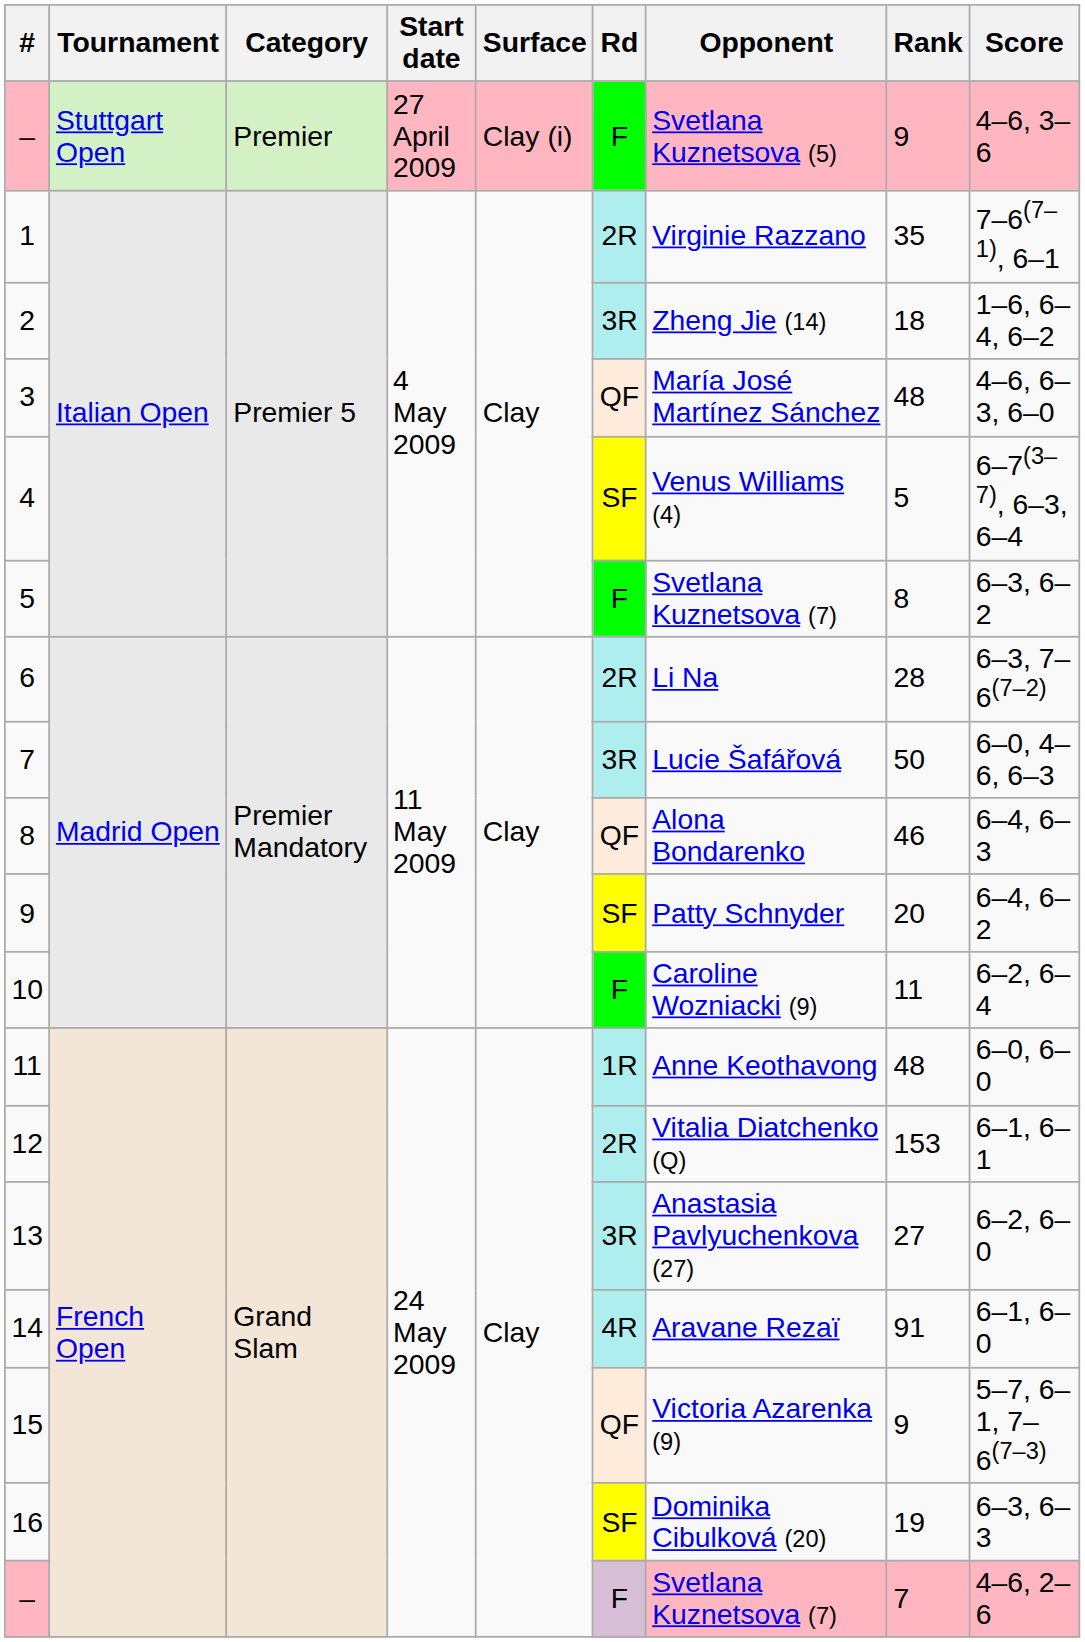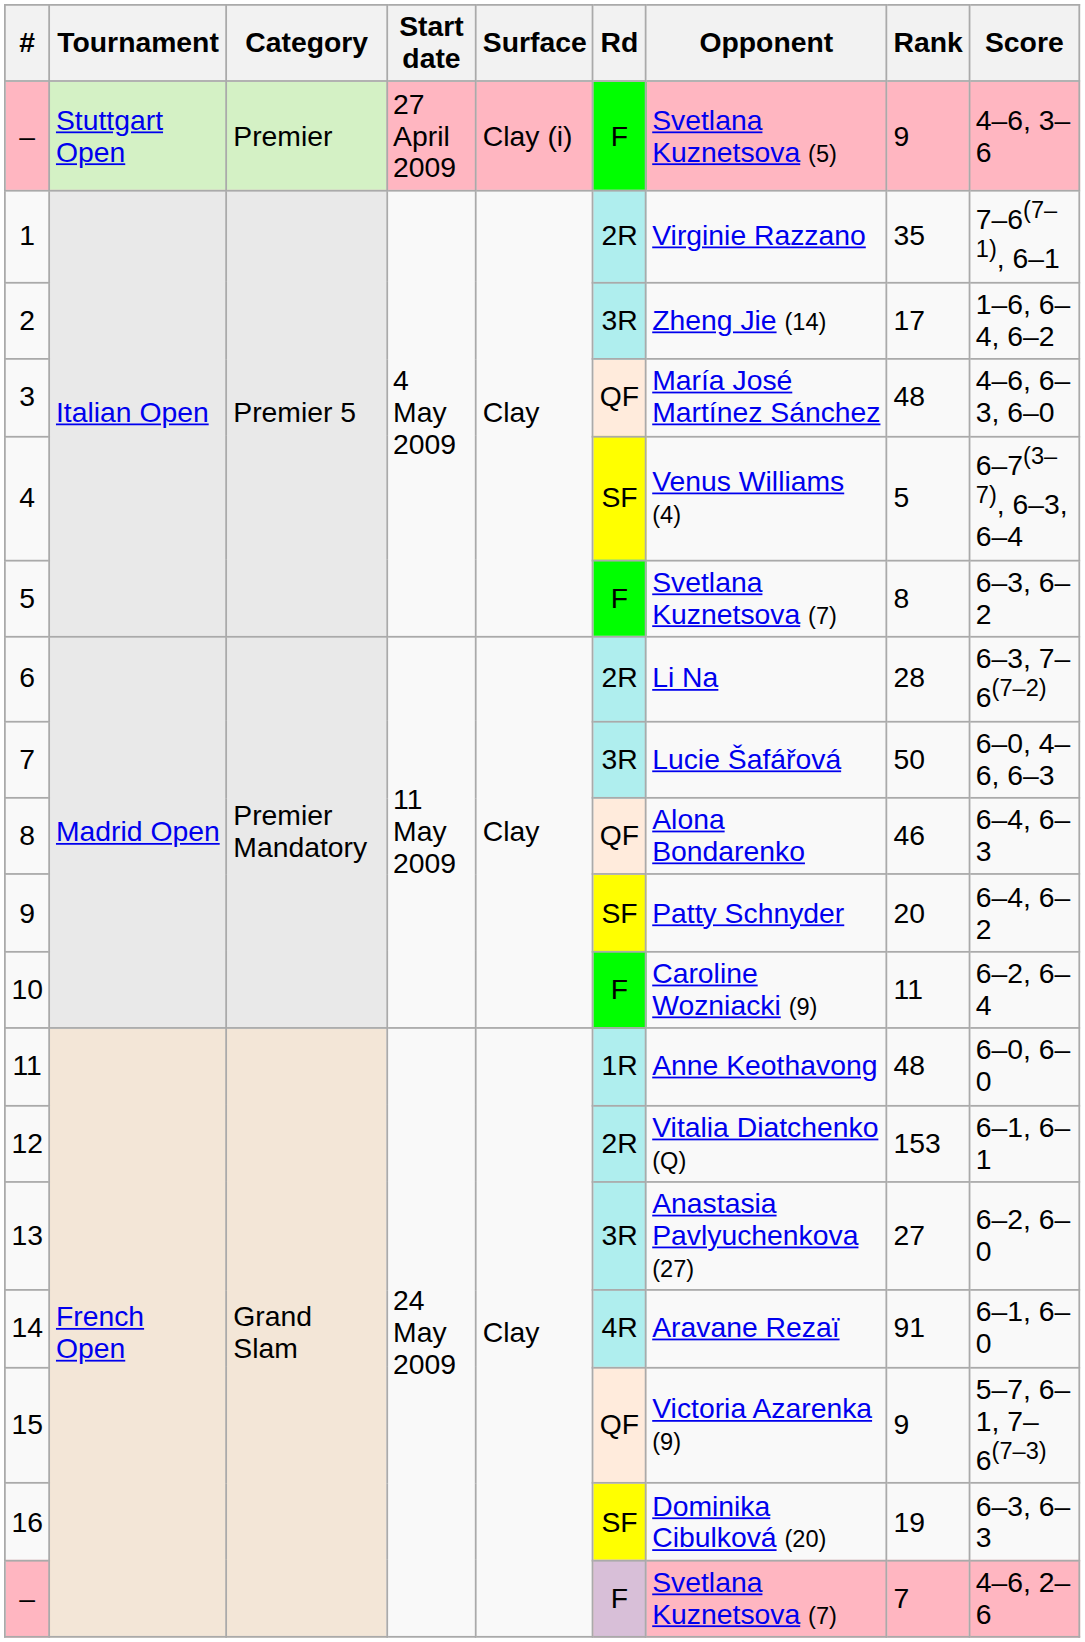(909, 320) 18 -> (909, 320) 17
